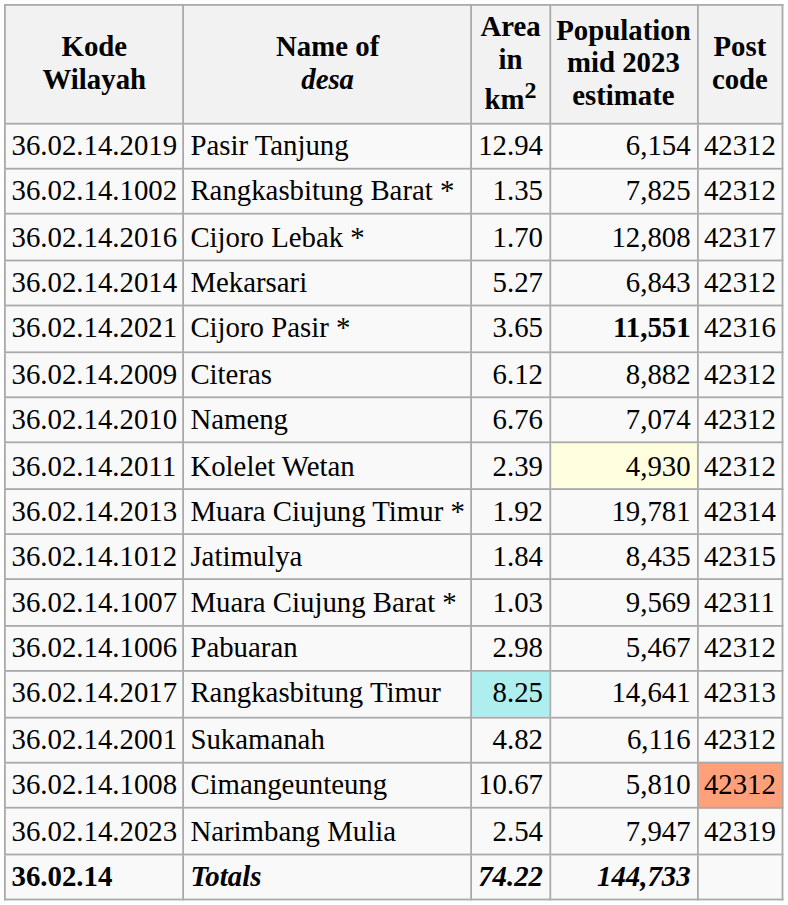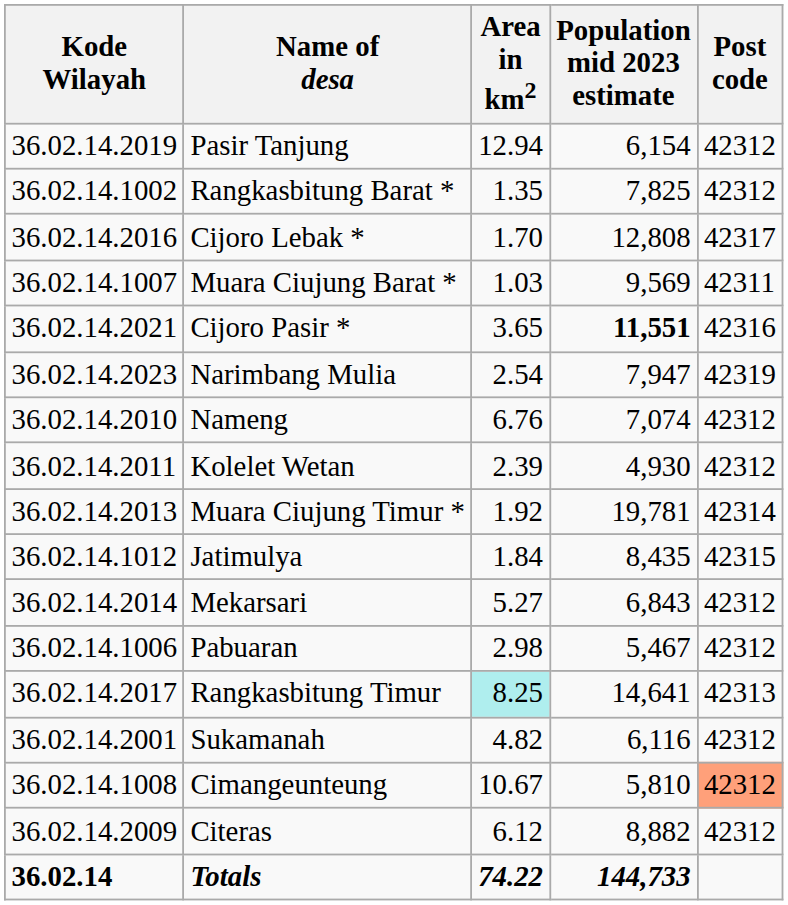rows swapped: (324, 602) <-> (249, 282)
rows swapped: (231, 373) <-> (293, 830)
(658, 465) lightyellow background -> (658, 465) no background
